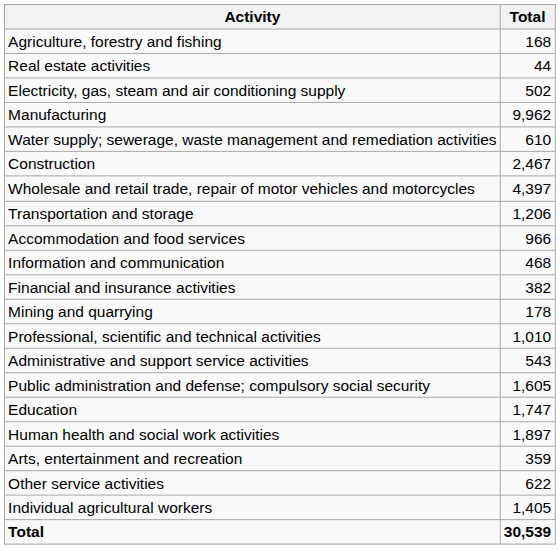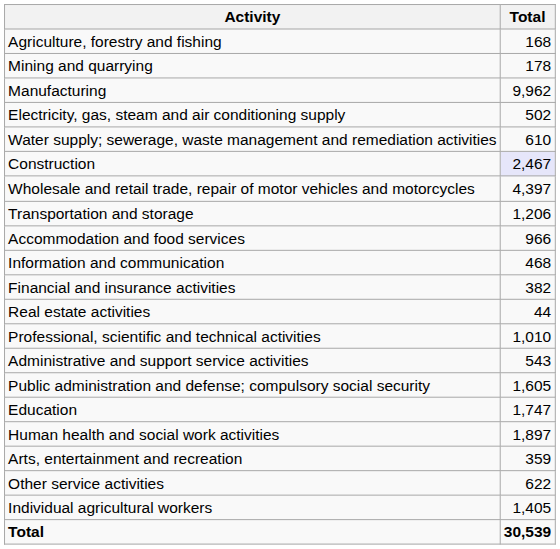rows swapped: (80, 311) <-> (79, 66)
rows swapped: (57, 115) <-> (177, 91)
(532, 164) no background -> (532, 164) lavender background
